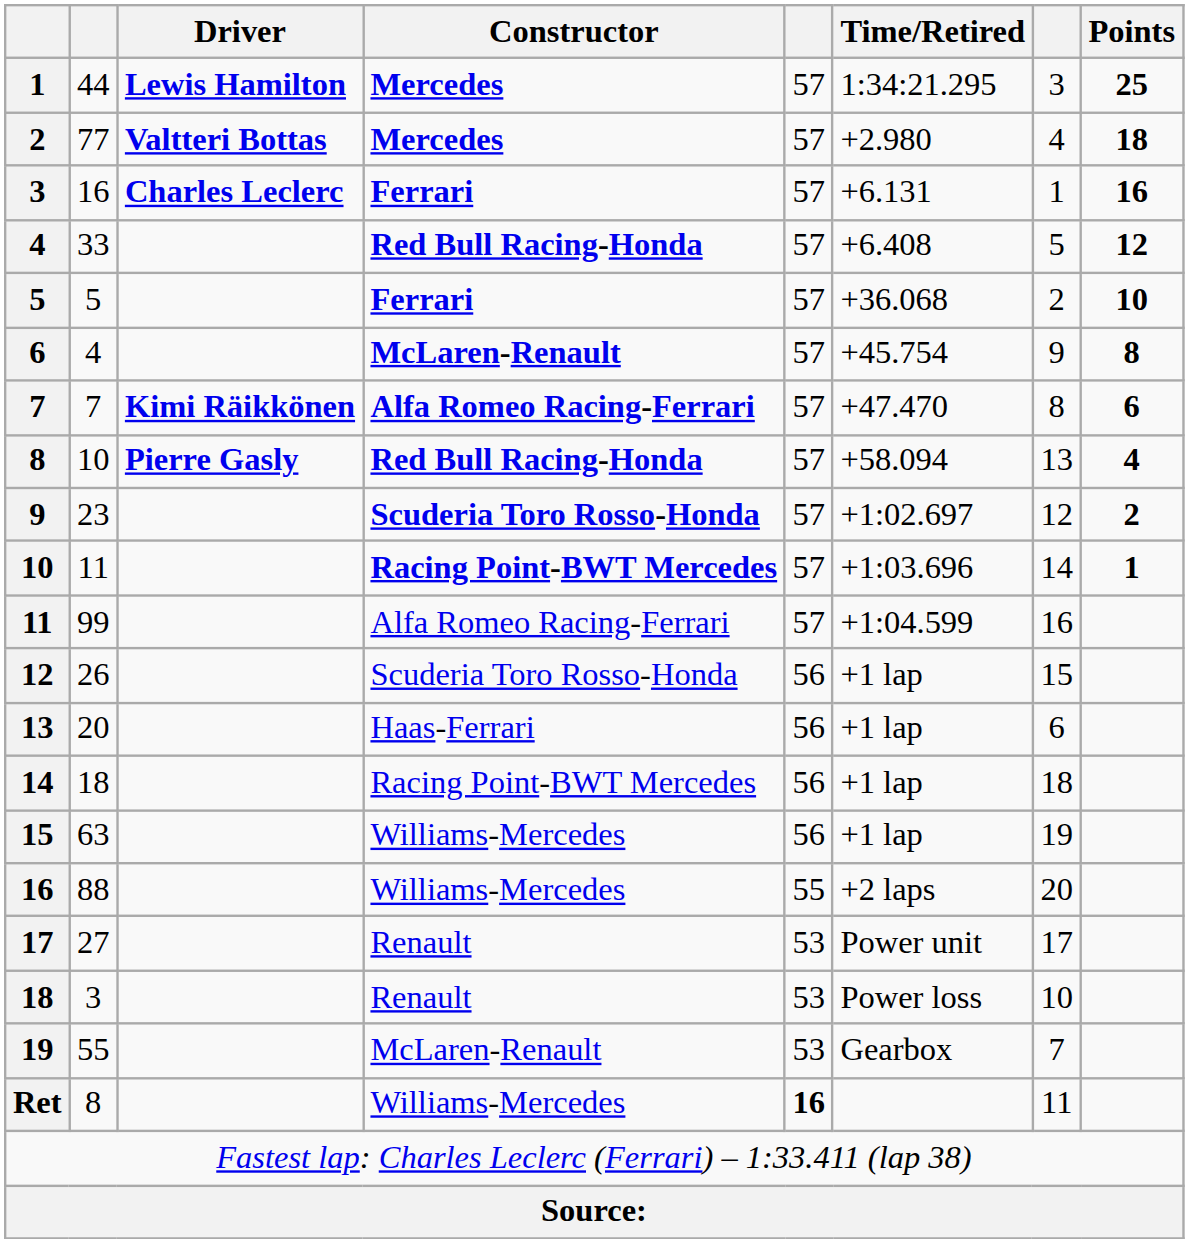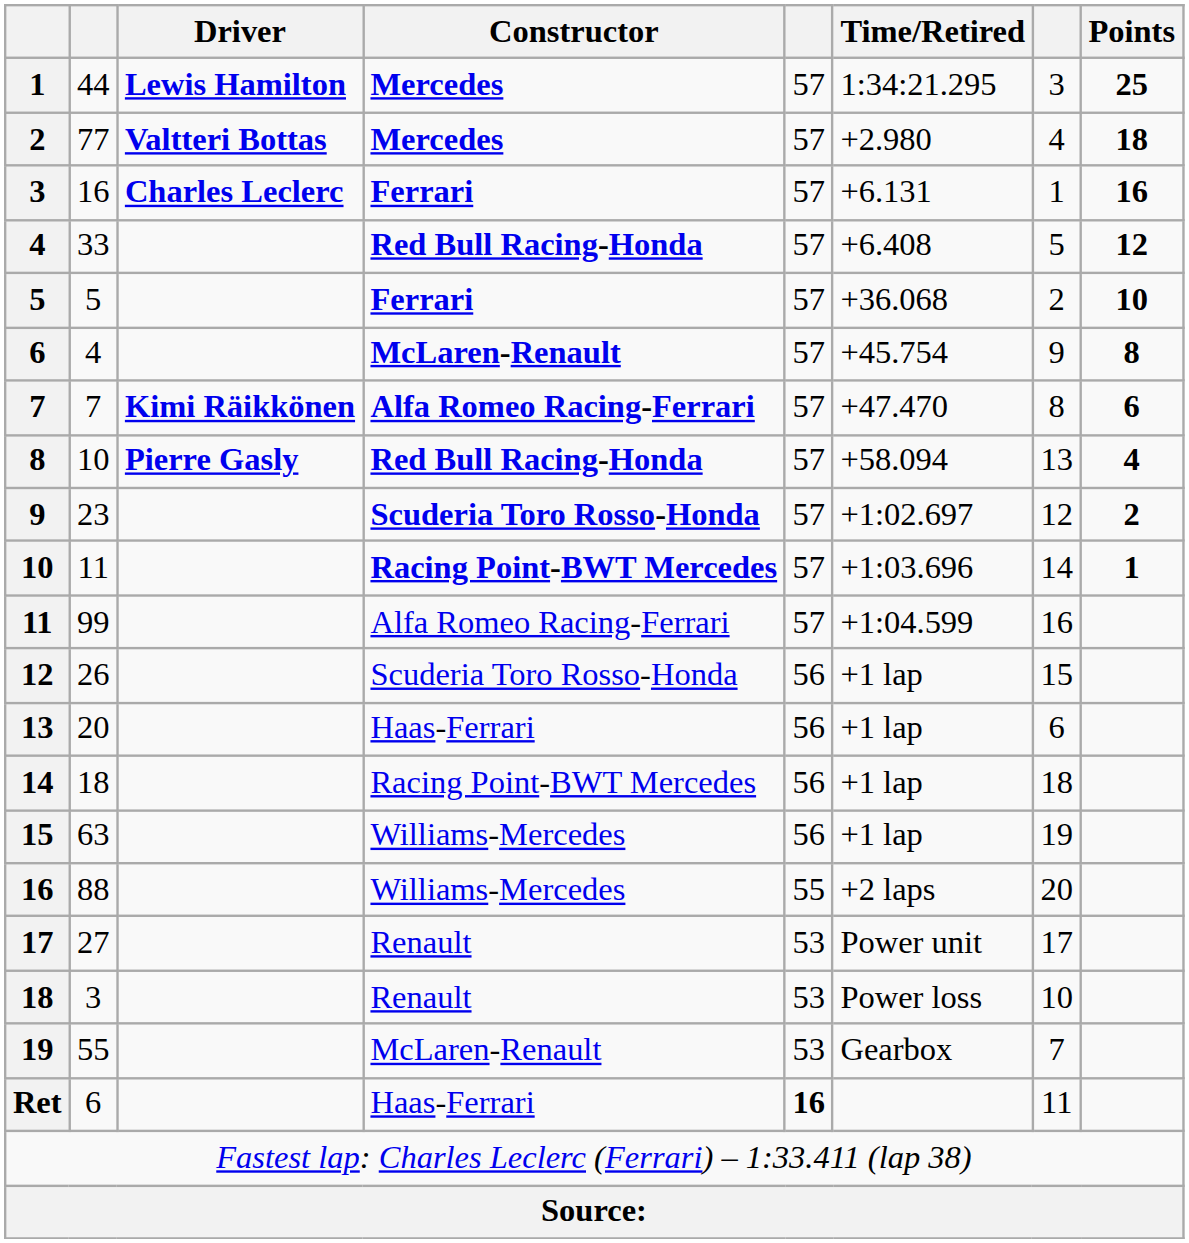(93, 1103) 8 -> (93, 1103) 6
(498, 1103) Williams-Mercedes -> (453, 1103) Haas-Ferrari
